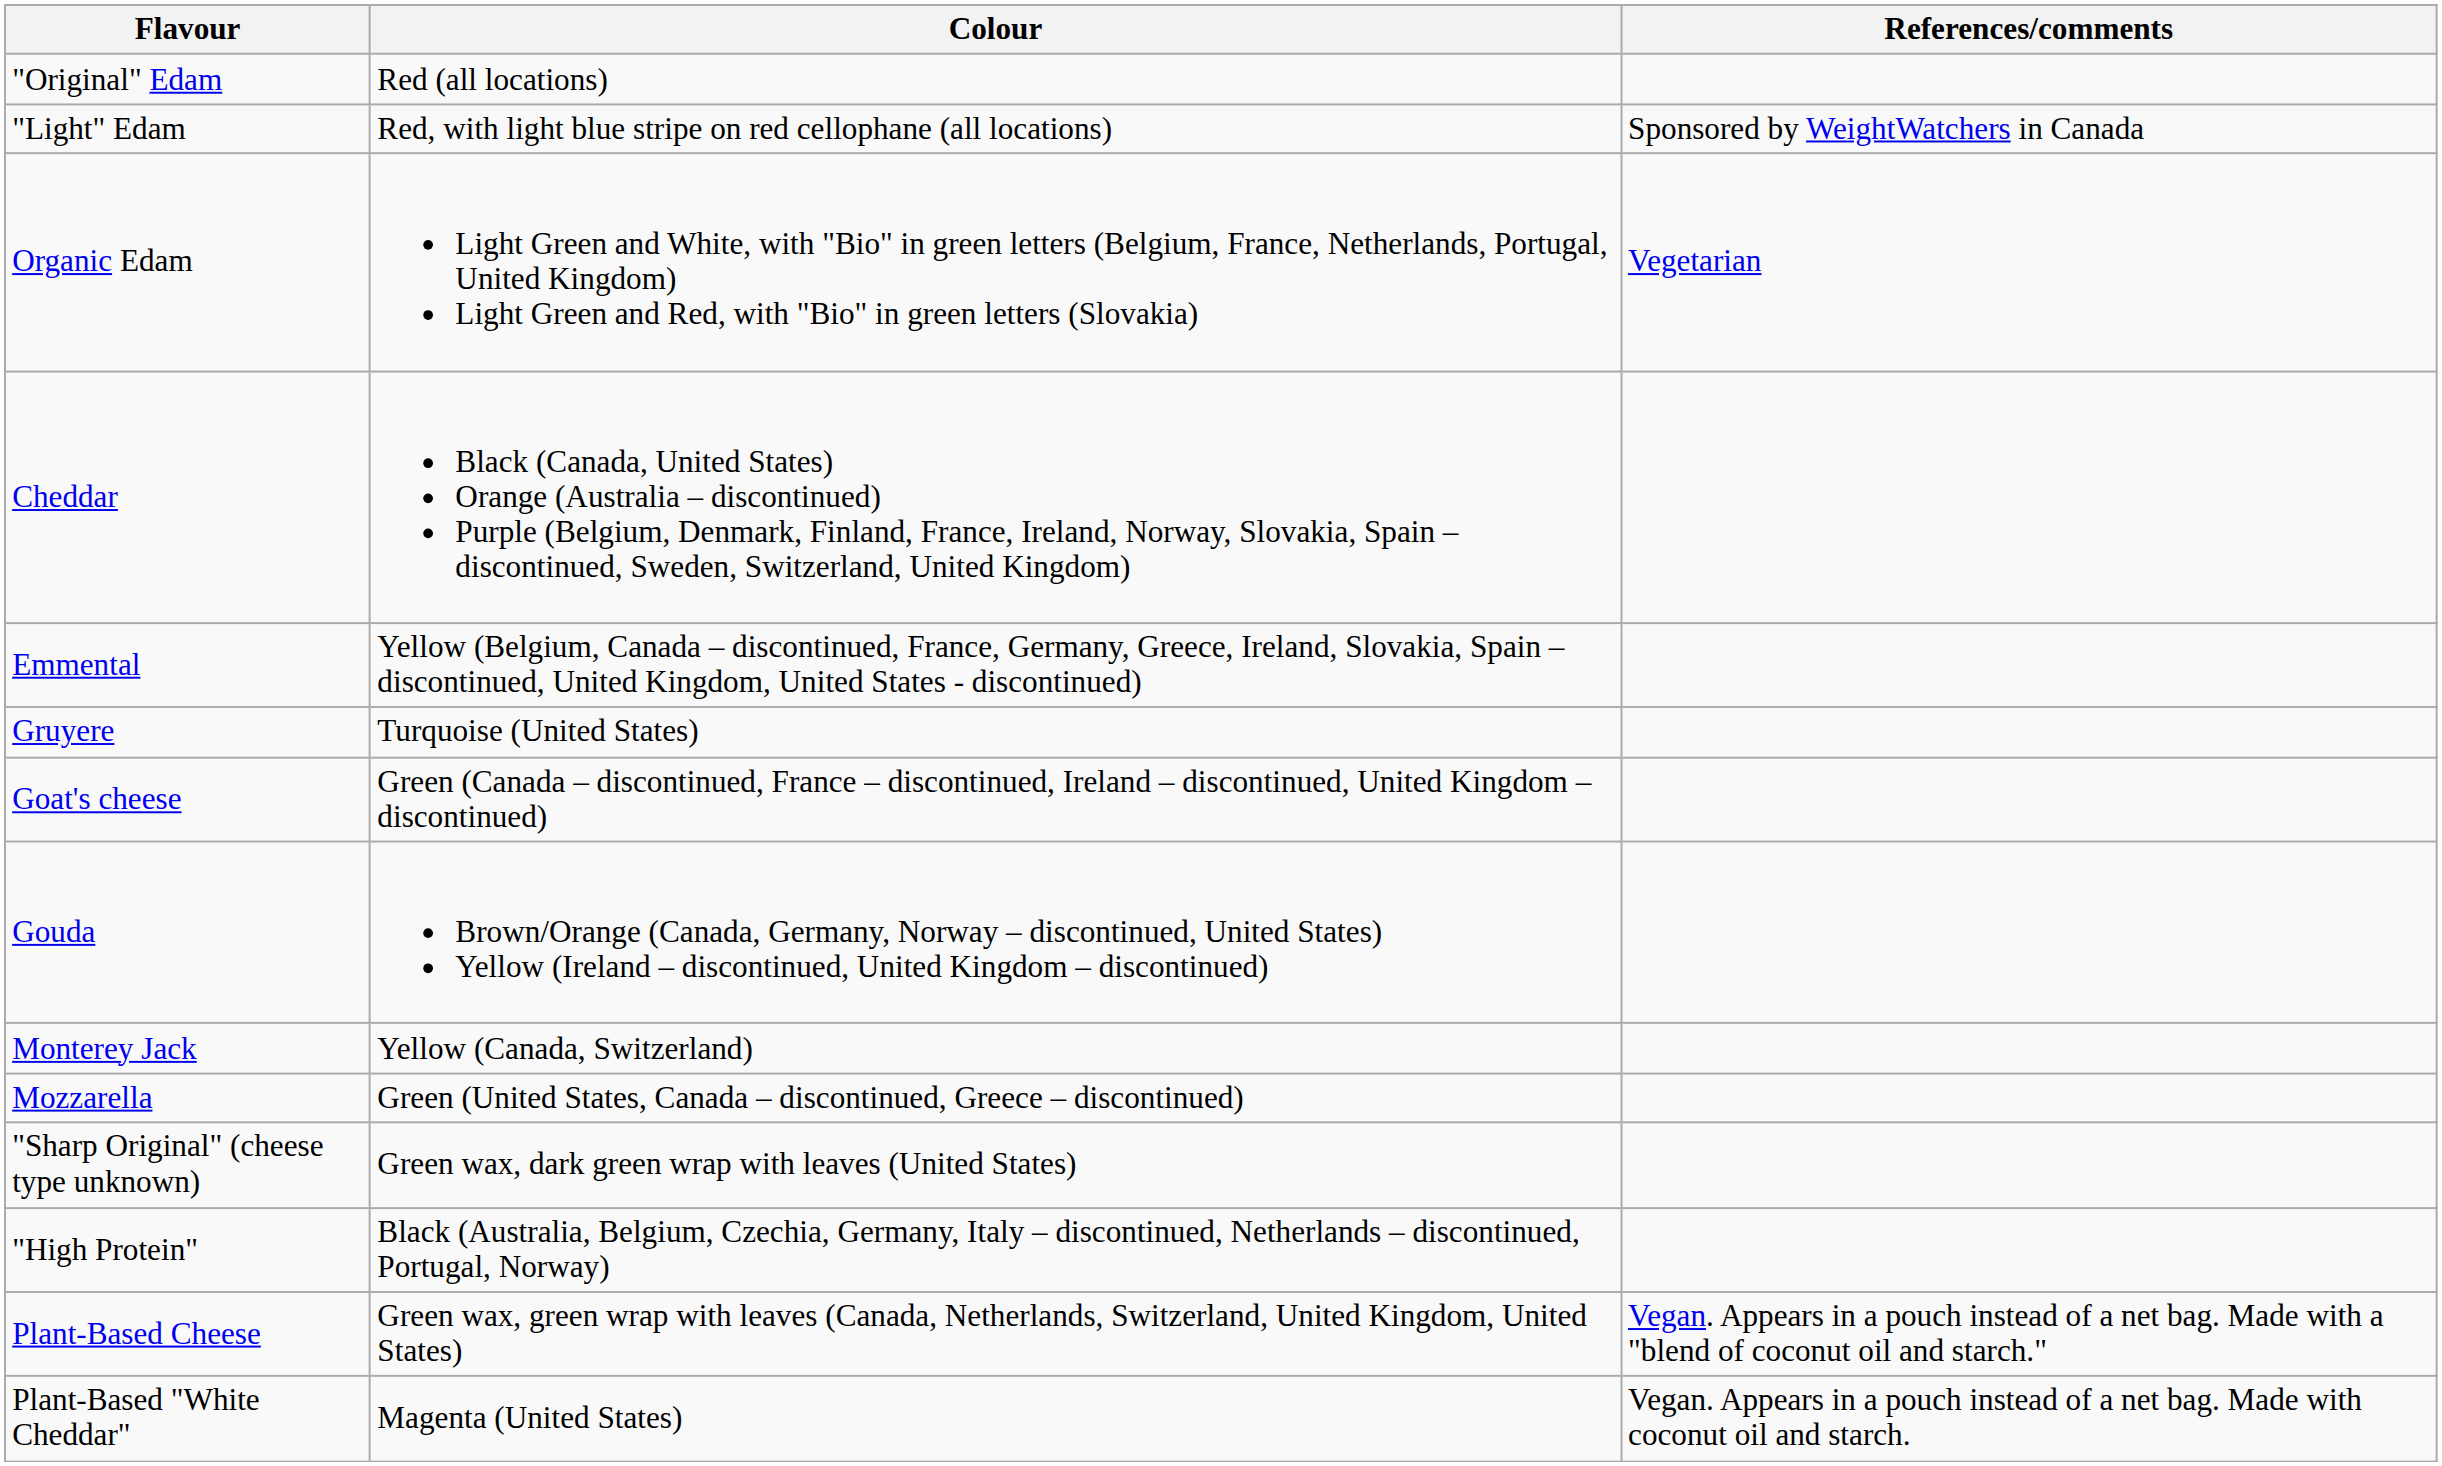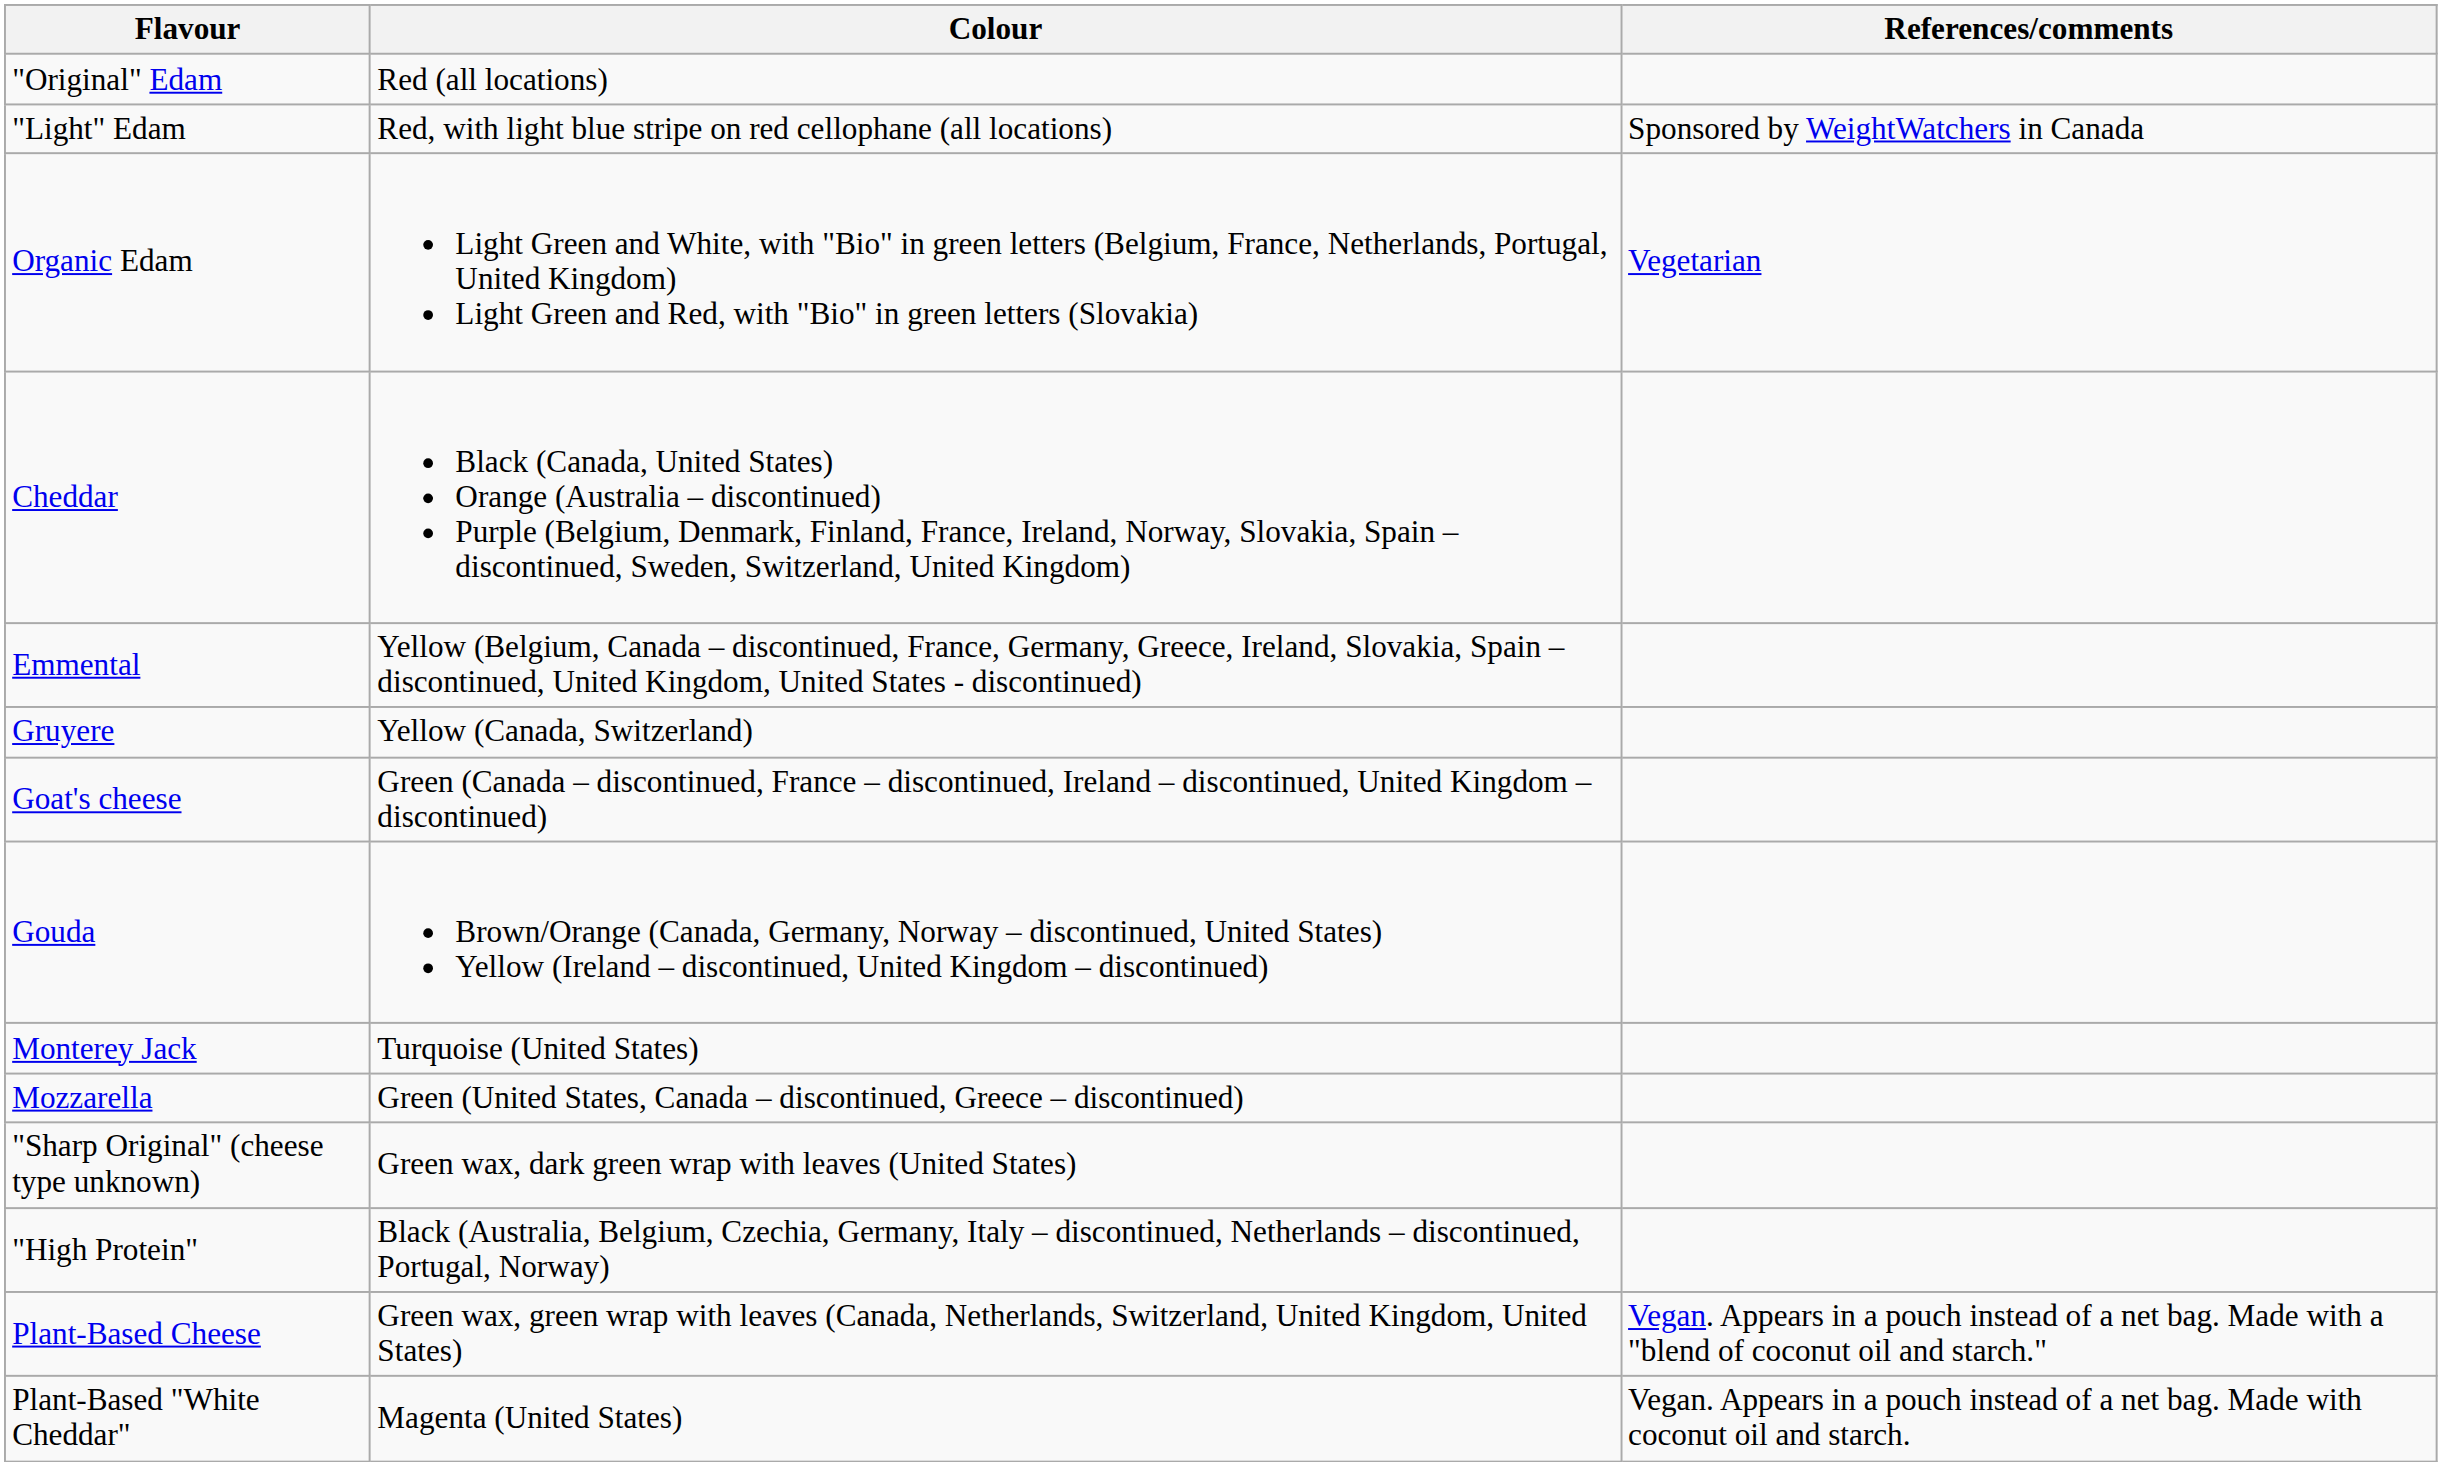(538, 731) Turquoise (United States) -> (565, 731) Yellow (Canada, Switzerland)
(565, 1047) Yellow (Canada, Switzerland) -> (538, 1047) Turquoise (United States)
